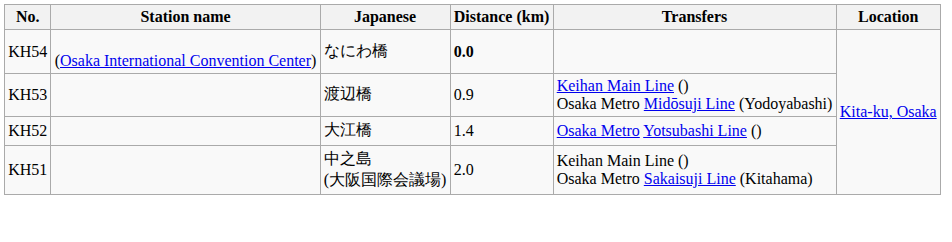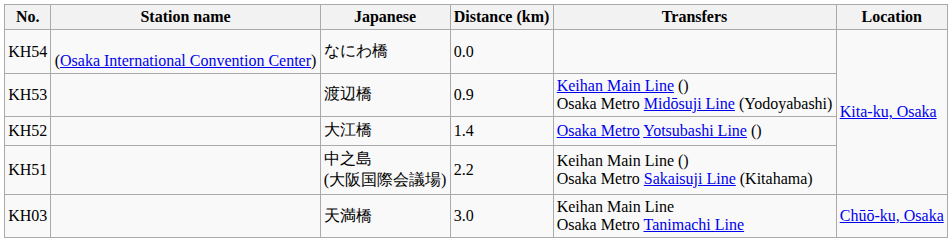(464, 51) bold -> (464, 51) normal
(464, 169) 2.0 -> (464, 169) 2.2
+ row: (28, 216)
